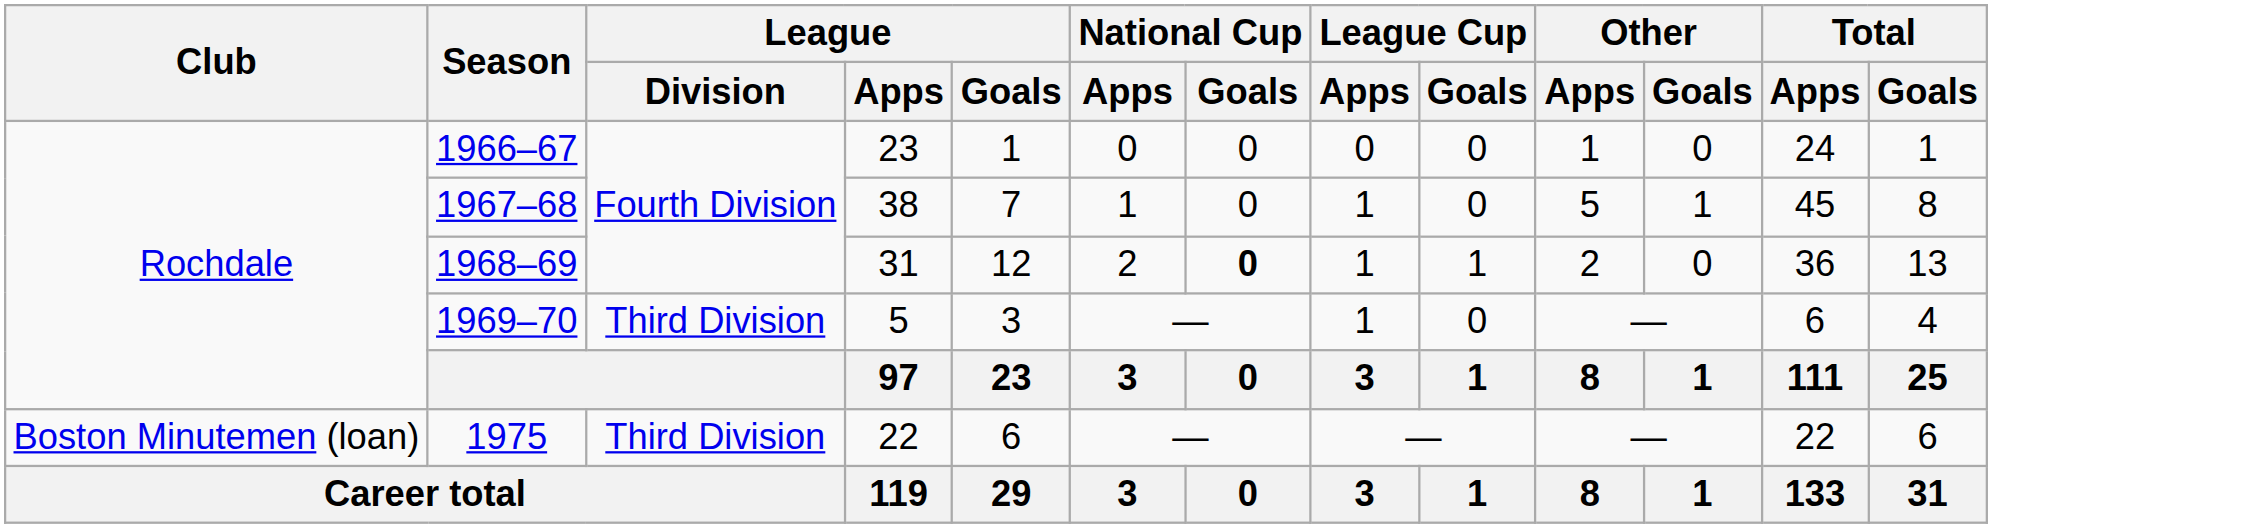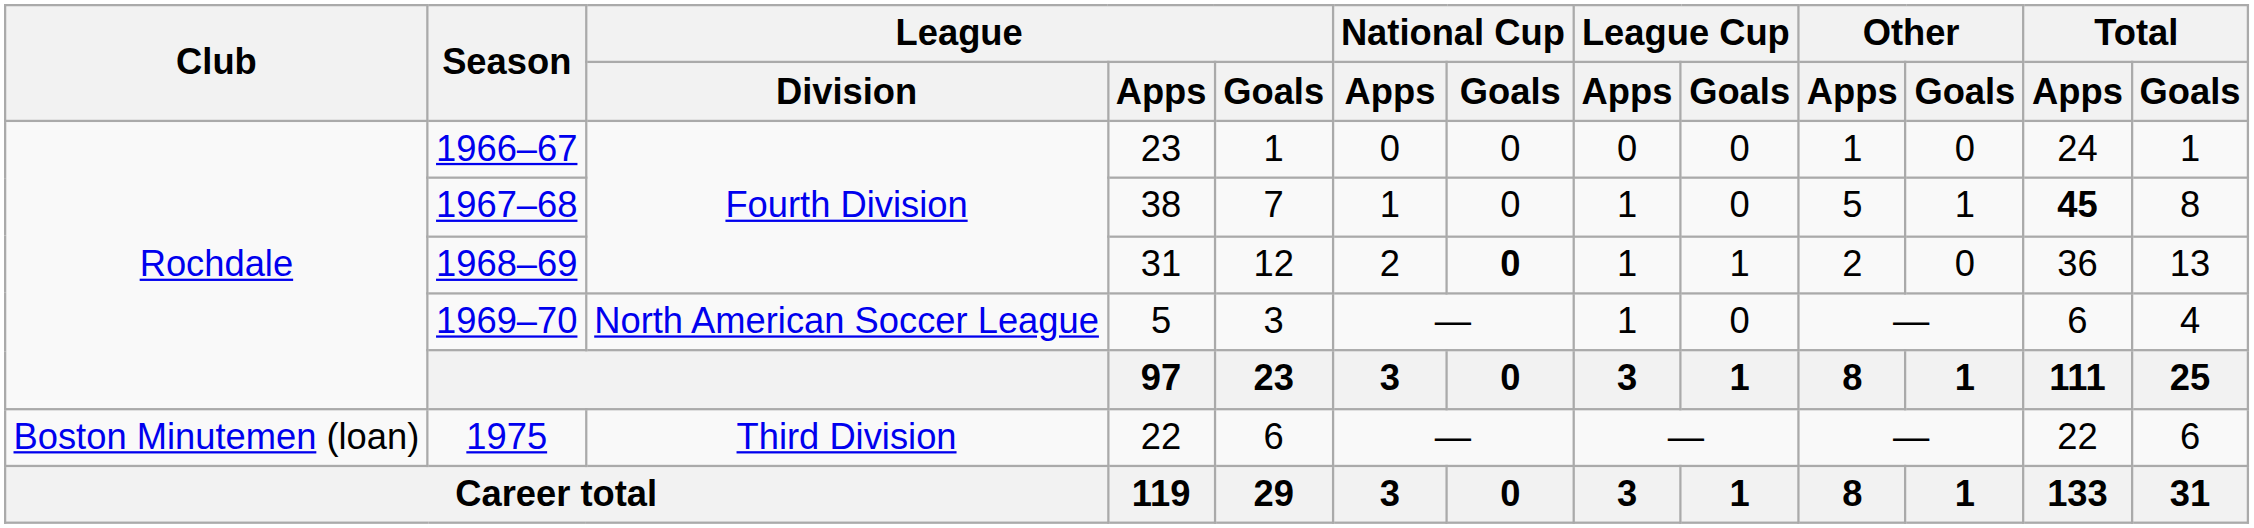(1815, 206) normal -> (2077, 206) bold
(715, 321) Third Division -> (847, 321) North American Soccer League
